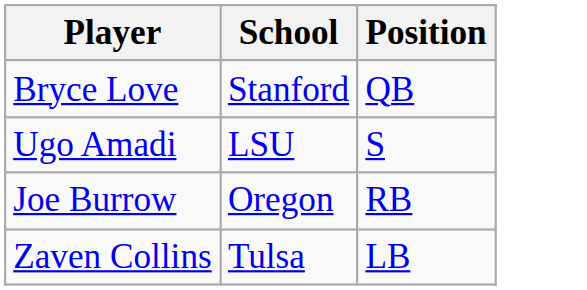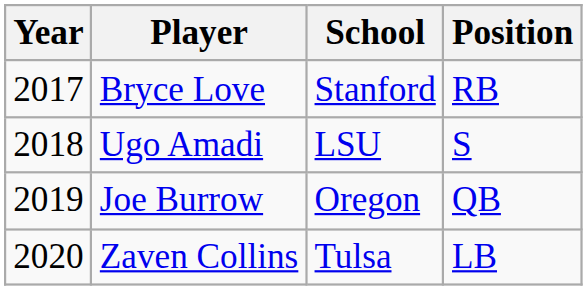+ column: (48, 32)
(390, 88) QB -> (475, 88) RB
(389, 199) RB -> (476, 199) QB
